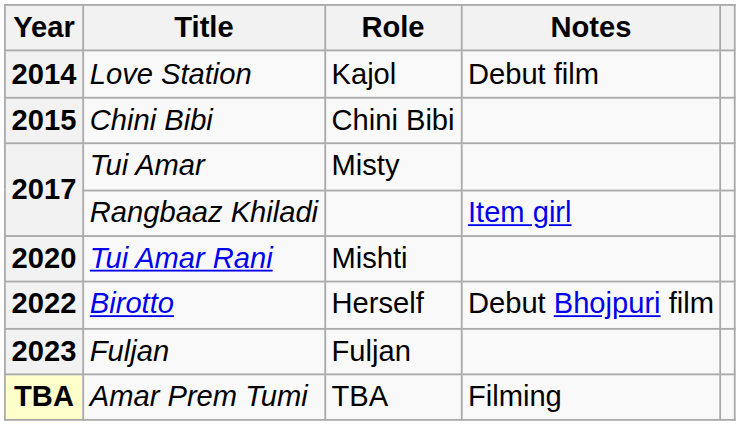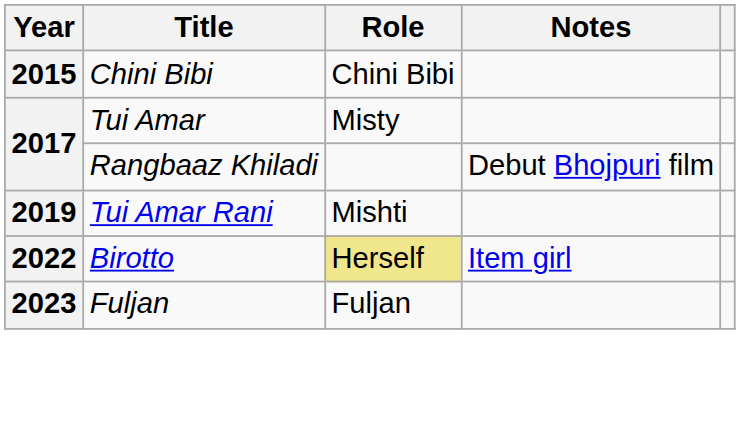- row: (171, 73)
(520, 212) Item girl -> (591, 166) Debut Bhojpuri film
(44, 258) 2020 -> (44, 212) 2019
(378, 304) no background -> (378, 258) khaki background
(591, 304) Debut Bhojpuri film -> (520, 258) Item girl
- row: (199, 397)
